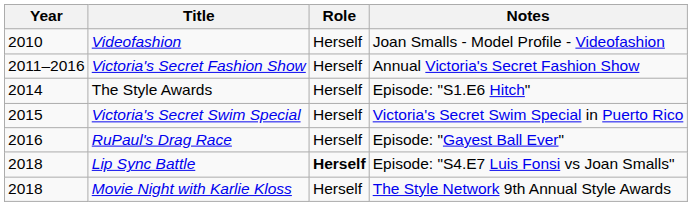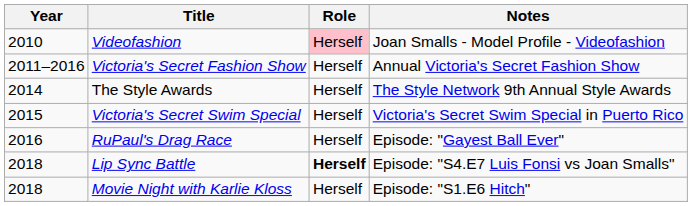(338, 41) no background -> (338, 41) pink background
(452, 90) Episode: "S1.E6 Hitch" -> (522, 90) The Style Network 9th Annual Style Awards
(522, 189) The Style Network 9th Annual Style Awards -> (452, 189) Episode: "S1.E6 Hitch"
